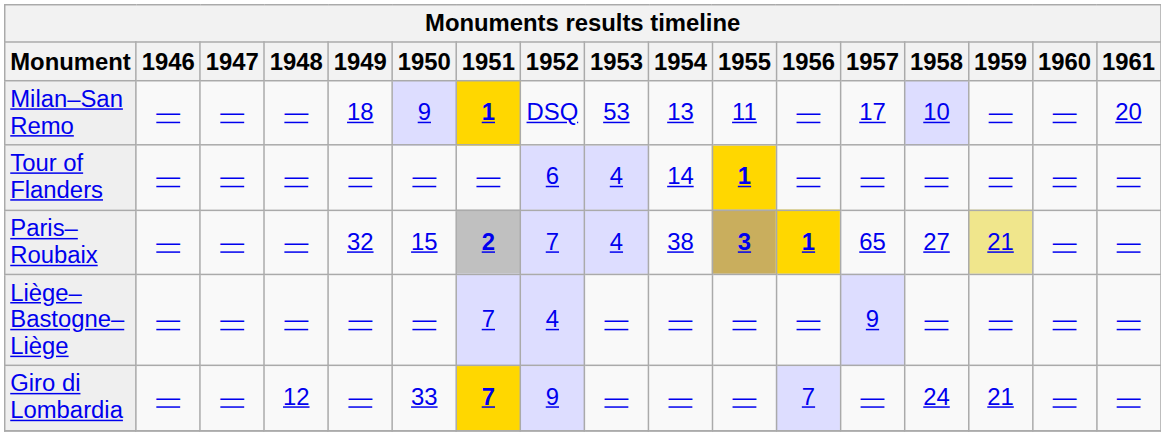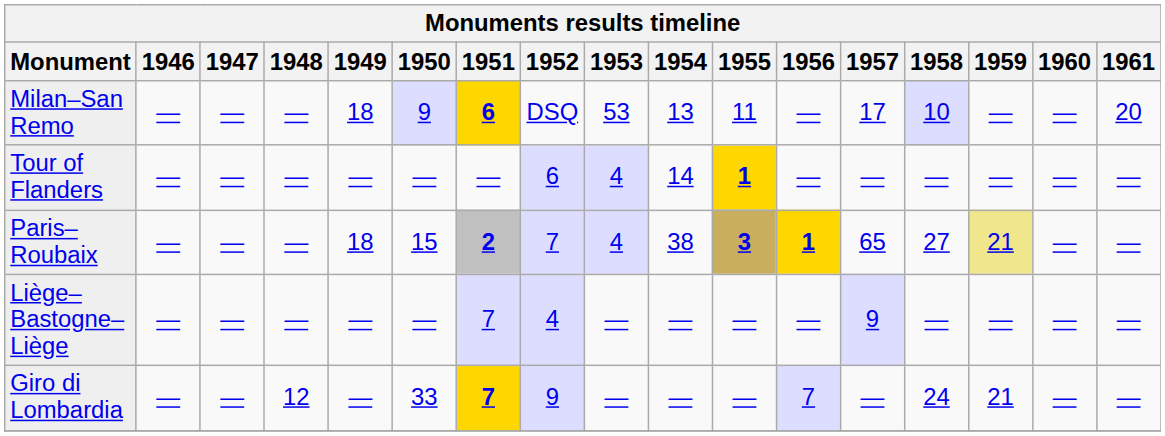(488, 112) 1 -> (488, 112) 6
(360, 241) 32 -> (360, 241) 18
